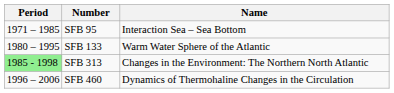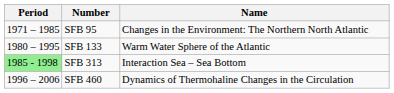(184, 29) Interaction Sea – Sea Bottom -> (245, 29) Changes in the Environment: The Northern North Atlantic
(245, 63) Changes in the Environment: The Northern North Atlantic -> (184, 63) Interaction Sea – Sea Bottom
